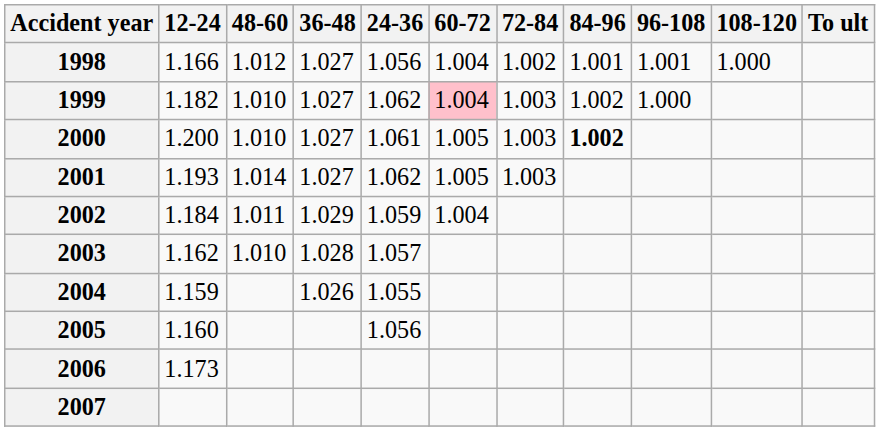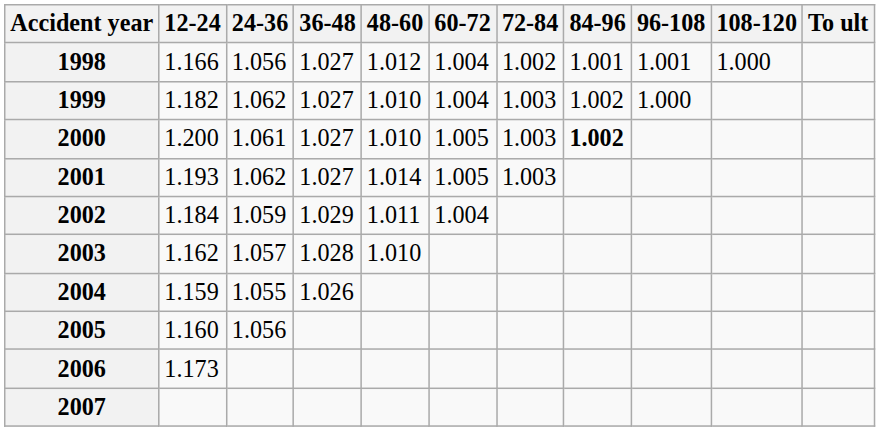columns swapped: (395, 23) <-> (260, 23)
(462, 100) pink background -> (462, 100) no background
